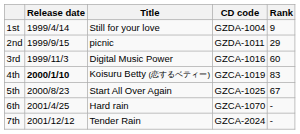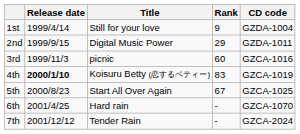columns swapped: (281, 12) <-> (240, 12)
(102, 43) picnic -> (131, 43) Digital Music Power
(131, 58) Digital Music Power -> (102, 58) picnic
